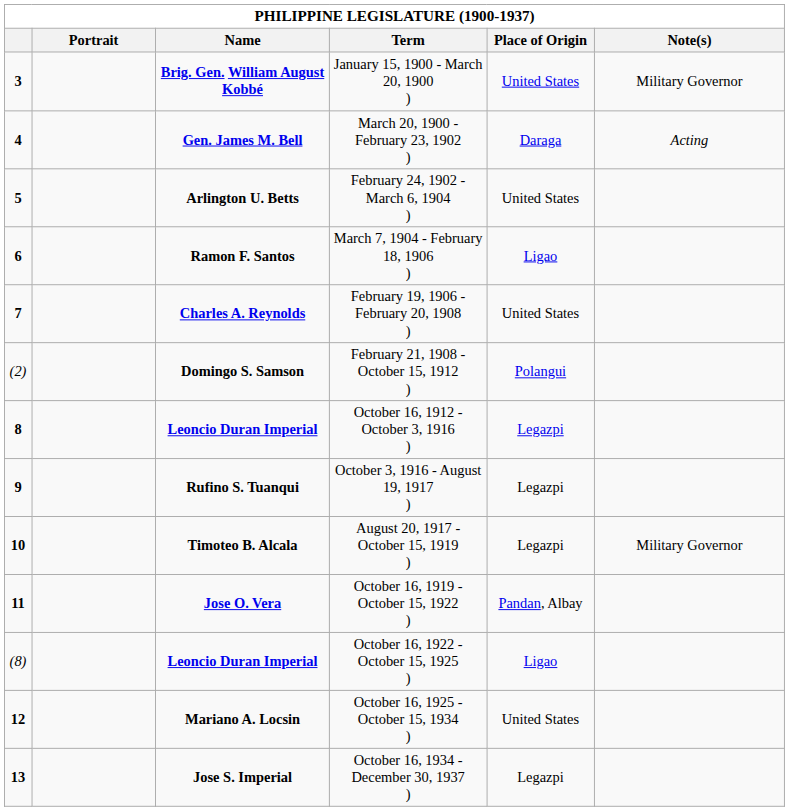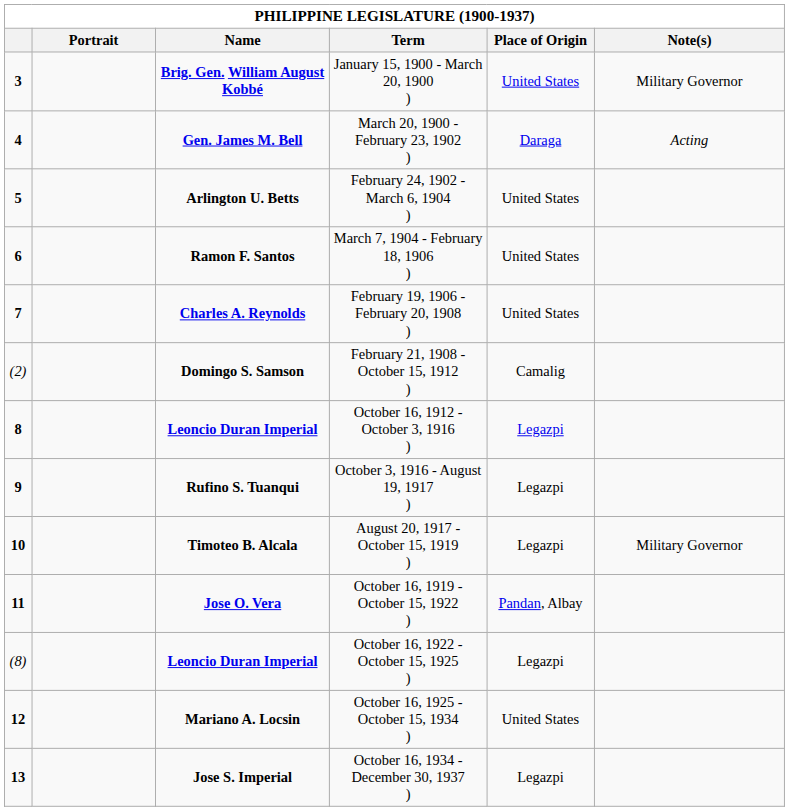(540, 255) Ligao -> (540, 255) United States
(540, 371) Polangui -> (540, 371) Camalig
(540, 661) Ligao -> (540, 661) Legazpi
